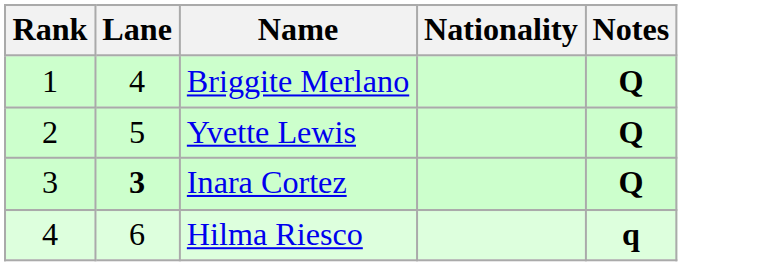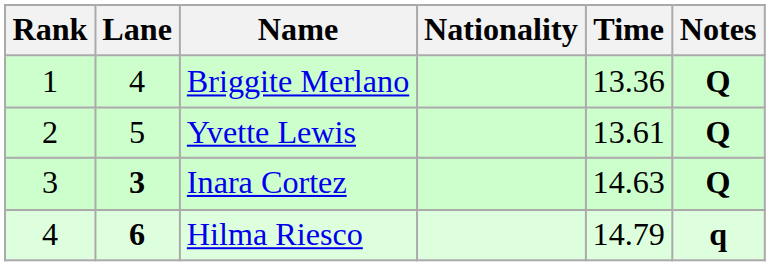+ column: (629, 30)
(137, 234) normal -> (137, 234) bold
